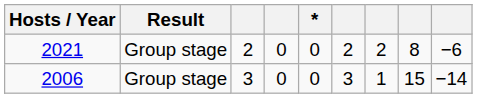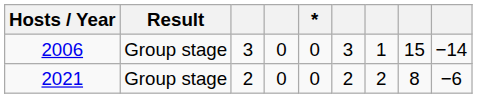rows swapped: (62, 79) <-> (62, 49)
